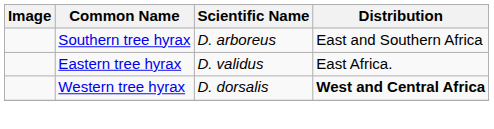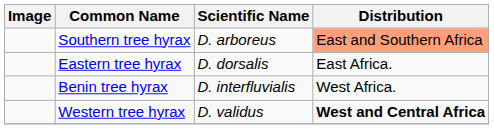(400, 40) no background -> (400, 40) lightsalmon background
(230, 64) D. validus -> (233, 64) D. dorsalis
+ row: (113, 87)
(233, 87) D. dorsalis -> (230, 111) D. validus
